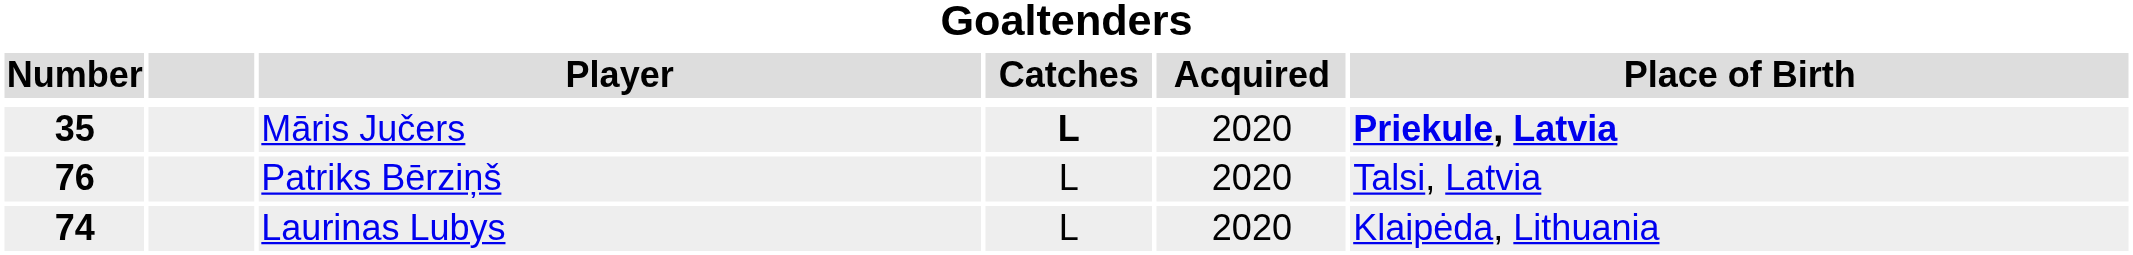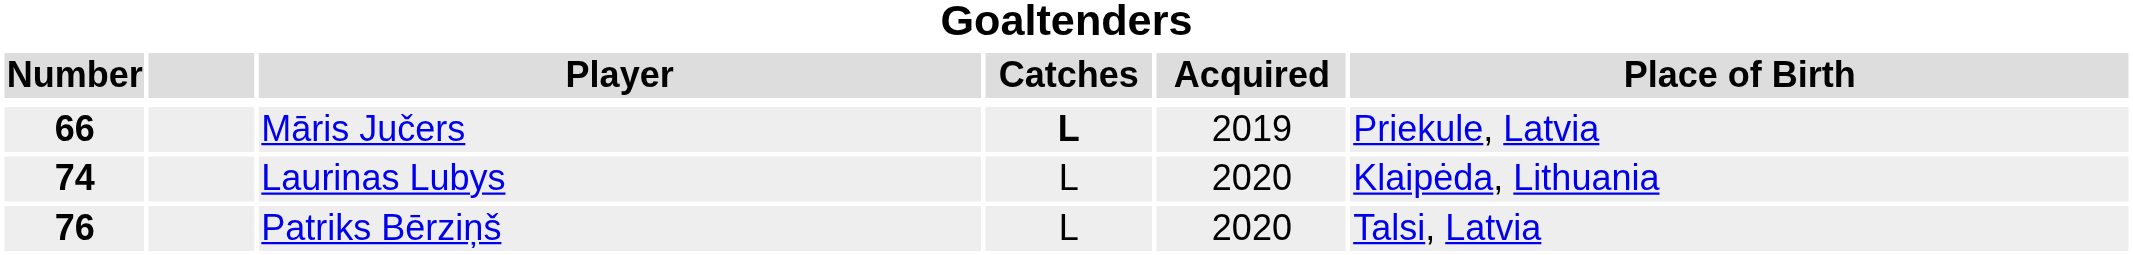(75, 128) 35 -> (75, 128) 66
(1252, 128) 2020 -> (1252, 128) 2019
(1485, 128) bold -> (1476, 128) normal
rows swapped: (381, 178) <-> (383, 227)
